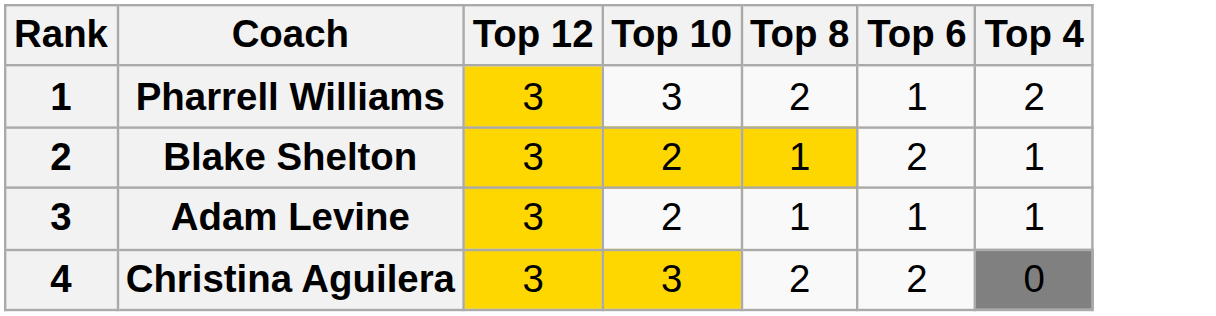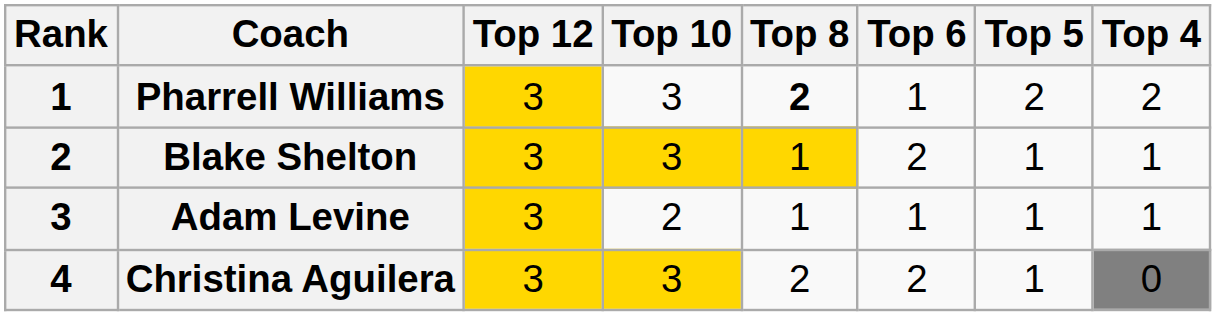+ column: (1034, 34)
(800, 95) normal -> (800, 95) bold
(672, 156) 2 -> (672, 156) 3
